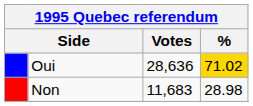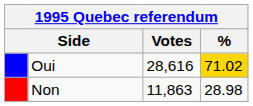(170, 65) 28,636 -> (170, 65) 28,616
(169, 90) 11,683 -> (169, 90) 11,863
